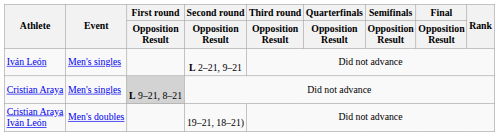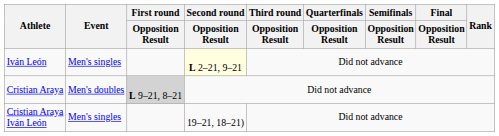(215, 68) no background -> (215, 68) lightyellow background
(95, 90) Men's singles -> (96, 90) Men's doubles
(96, 118) Men's doubles -> (95, 118) Men's singles
